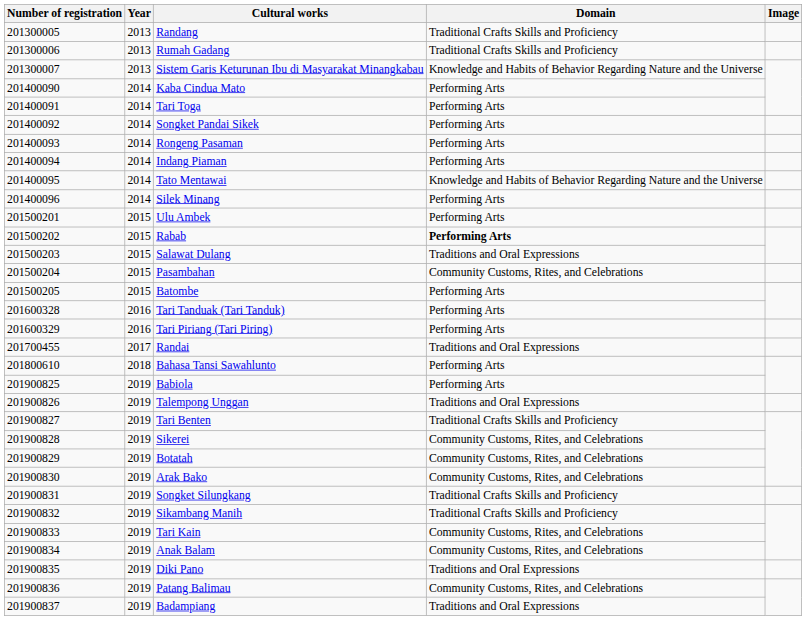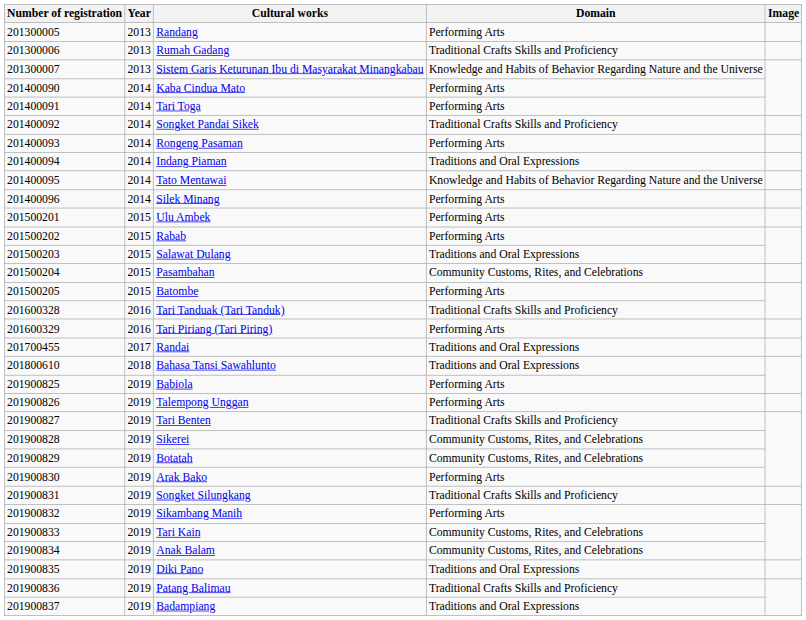(523, 32) Traditional Crafts Skills and Proficiency -> (467, 32) Performing Arts
(467, 124) Performing Arts -> (523, 124) Traditional Crafts Skills and Proficiency
(467, 161) Performing Arts -> (504, 161) Traditions and Oral Expressions
(470, 236) bold -> (467, 236) normal
(467, 310) Performing Arts -> (523, 310) Traditional Crafts Skills and Proficiency
(467, 365) Performing Arts -> (504, 365) Traditions and Oral Expressions
(504, 402) Traditions and Oral Expressions -> (467, 402) Performing Arts
(536, 476) Community Customs, Rites, and Celebrations -> (467, 476) Performing Arts
(523, 513) Traditional Crafts Skills and Proficiency -> (467, 513) Performing Arts
(536, 587) Community Customs, Rites, and Celebrations -> (523, 587) Traditional Crafts Skills and Proficiency
